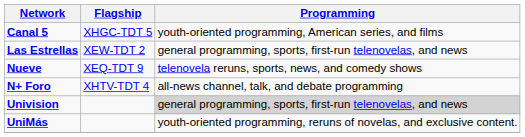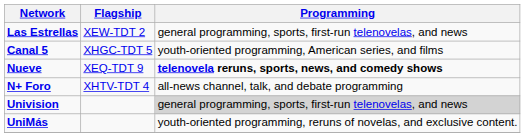rows swapped: (43, 50) <-> (28, 31)
(290, 68) normal -> (300, 68) bold
